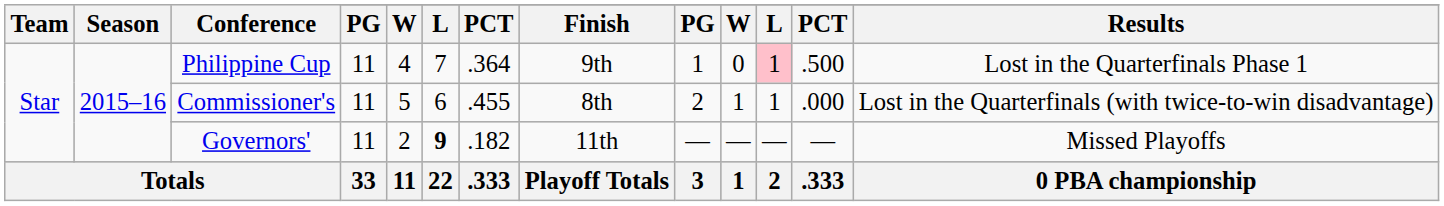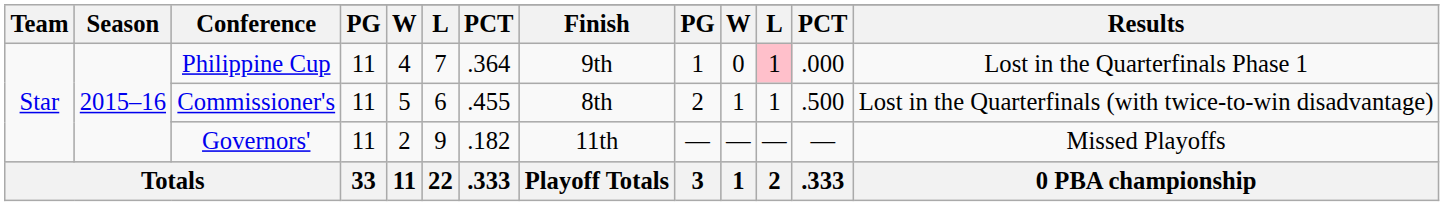(823, 63) .500 -> (823, 63) .000
(823, 102) .000 -> (823, 102) .500
(440, 141) bold -> (440, 141) normal
